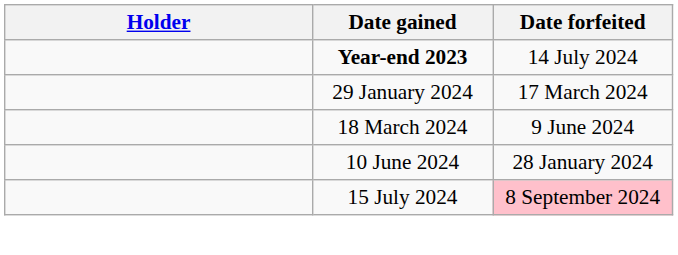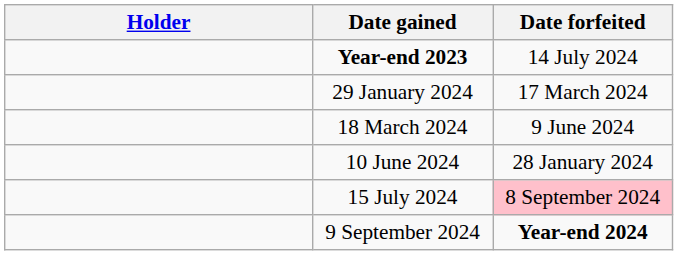+ row: (403, 232)
